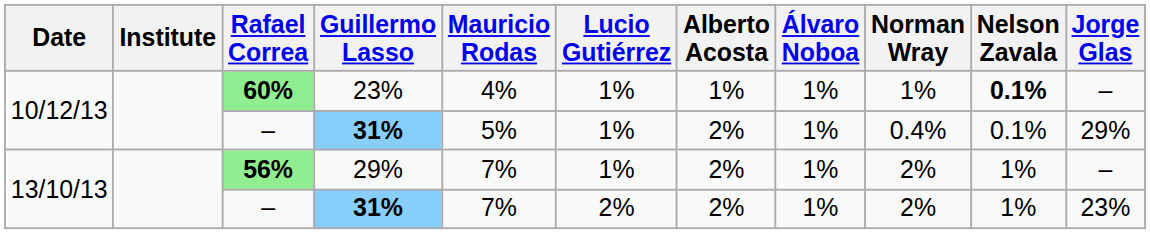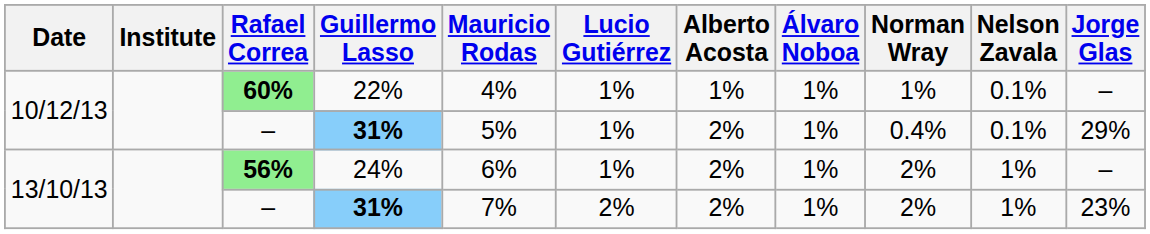(378, 91) 23% -> (378, 91) 22%
(1018, 91) bold -> (1018, 91) normal
(378, 169) 29% -> (378, 169) 24%
(499, 169) 7% -> (499, 169) 6%
